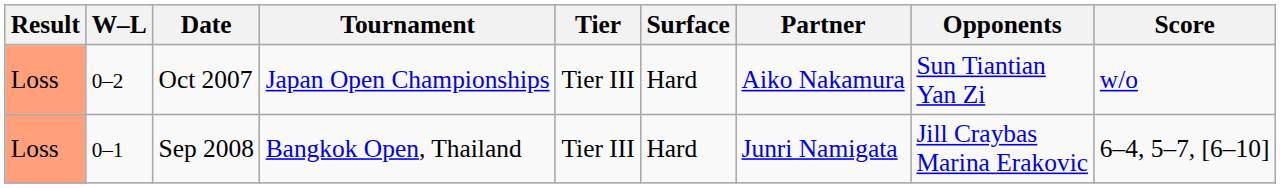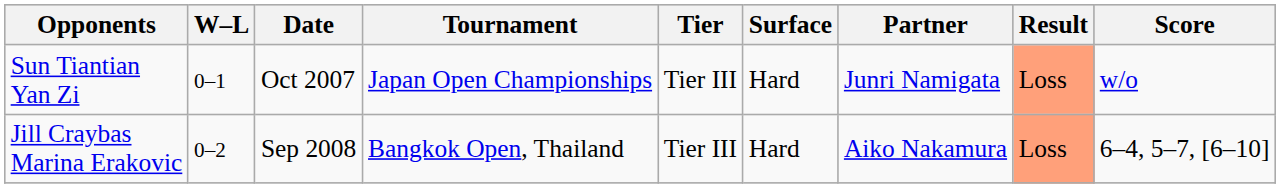columns swapped: (45, 24) <-> (1002, 24)
(108, 80) 0–2 -> (210, 80) 0–1
(823, 79) Aiko Nakamura -> (922, 79) Junri Namigata
(108, 149) 0–1 -> (210, 149) 0–2
(820, 148) Junri Namigata -> (925, 148) Aiko Nakamura
